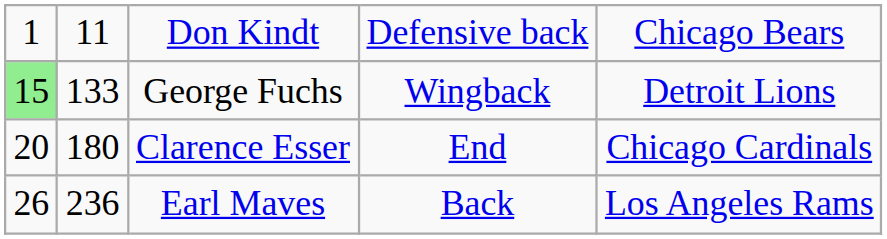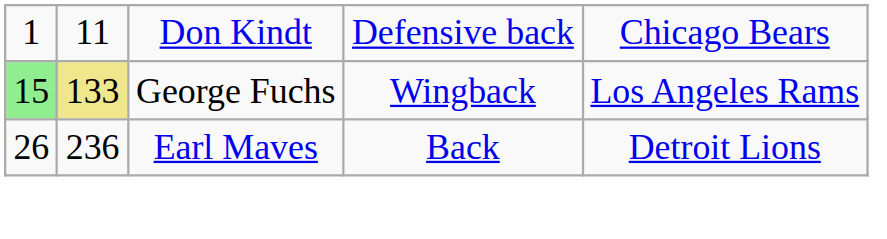(93, 89) no background -> (93, 89) khaki background
(739, 89) Detroit Lions -> (725, 89) Los Angeles Rams
- row: (243, 146)
(739, 203) Los Angeles Rams -> (725, 146) Detroit Lions
